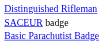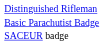rows swapped: (52, 36) <-> (36, 22)
